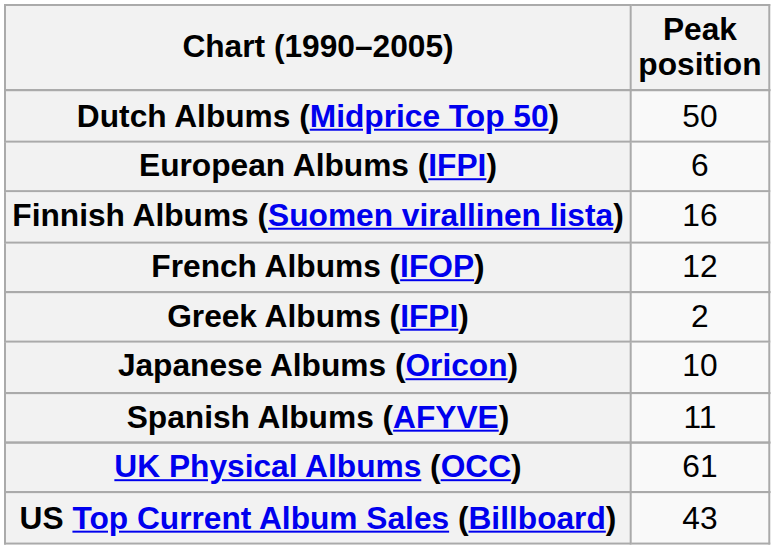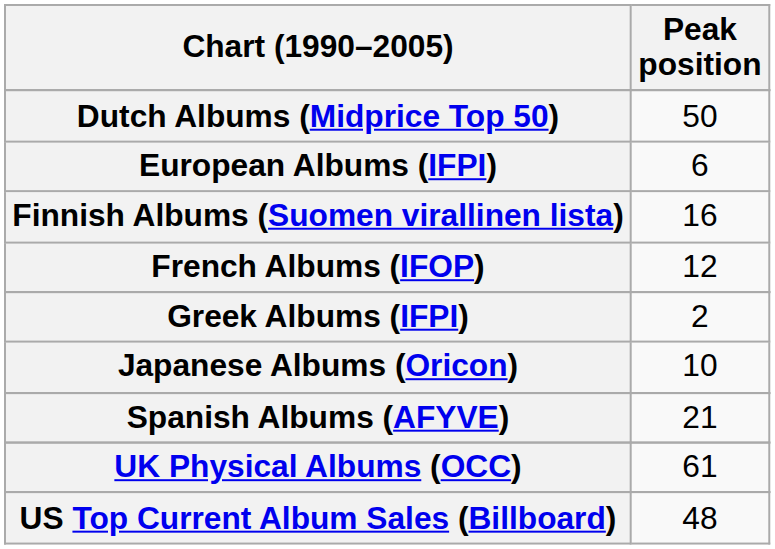(700, 416) 11 -> (700, 416) 21
(700, 517) 43 -> (700, 517) 48
